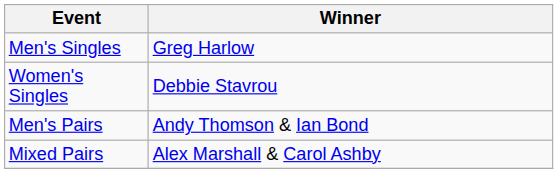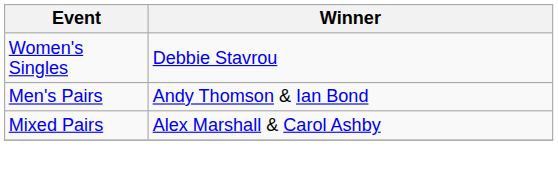- row: (65, 47)
